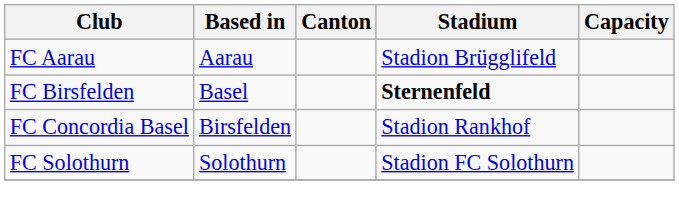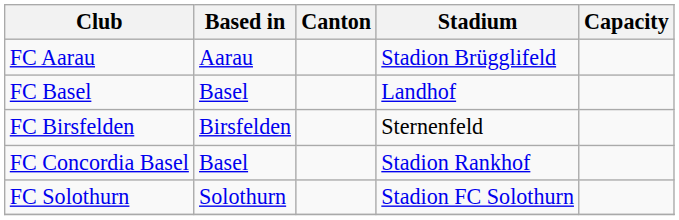+ row: (51, 92)
(224, 92) Basel -> (245, 127) Birsfelden
(436, 92) bold -> (432, 127) normal
(245, 127) Birsfelden -> (224, 162) Basel
